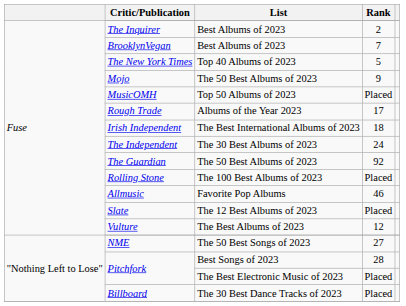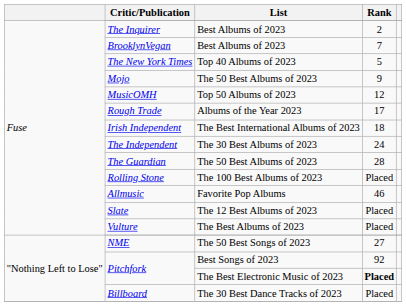(378, 95) Placed -> (379, 95) 12
(378, 161) 92 -> (379, 161) 28
(378, 227) 12 -> (379, 227) Placed
(378, 260) 28 -> (379, 260) 92
(378, 276) normal -> (379, 276) bold
